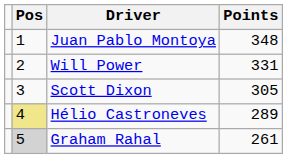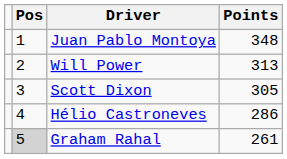(265, 67) 331 -> (265, 67) 313
(20, 116) khaki background -> (20, 116) no background
(265, 116) 289 -> (265, 116) 286
